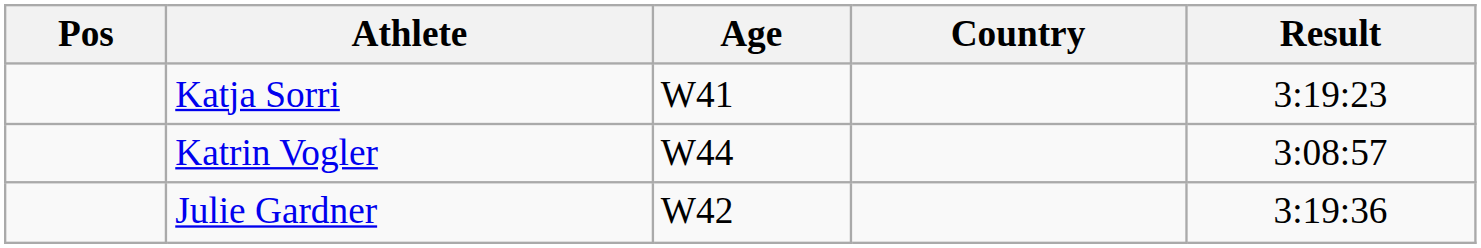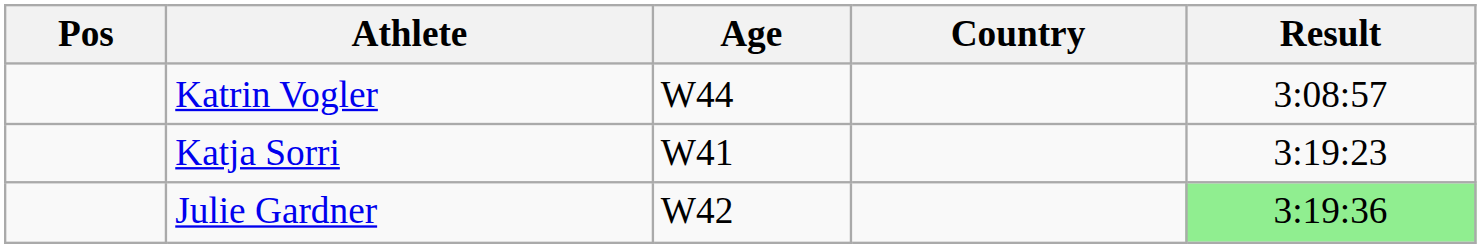rows swapped: (277, 152) <-> (258, 93)
(1331, 211) no background -> (1331, 211) lightgreen background
